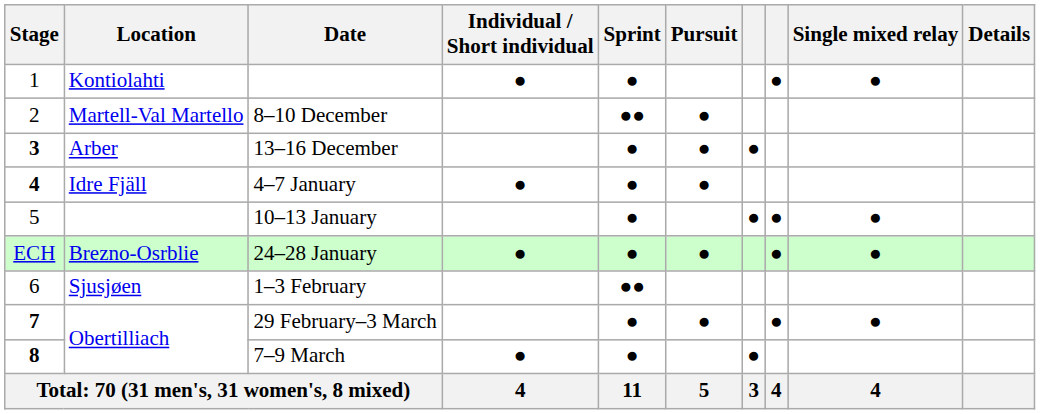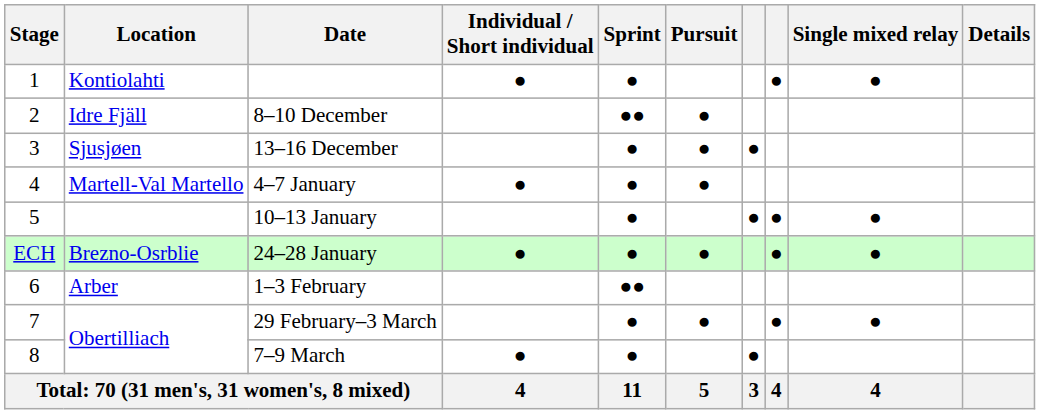(156, 114) Martell-Val Martello -> (108, 114) Idre Fjäll
(34, 149) bold -> (34, 149) normal
(93, 149) Arber -> (105, 149) Sjusjøen
(34, 183) bold -> (34, 183) normal
(108, 183) Idre Fjäll -> (156, 183) Martell-Val Martello
(105, 286) Sjusjøen -> (93, 286) Arber
(34, 321) bold -> (34, 321) normal
(34, 355) bold -> (34, 355) normal
